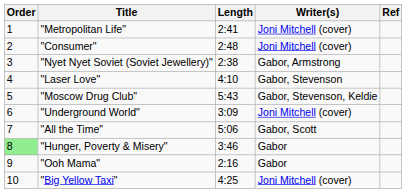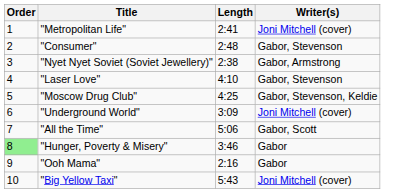- column: (391, 12)
(305, 46) Joni Mitchell (cover) -> (300, 46) Gabor, Stevenson
(228, 96) 5:43 -> (228, 96) 4:25
(228, 180) 4:25 -> (228, 180) 5:43
